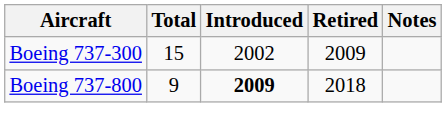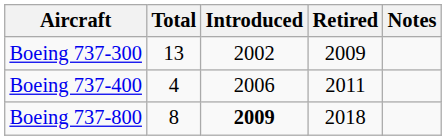(174, 53) 15 -> (174, 53) 13
+ row: (76, 85)
(174, 85) 9 -> (174, 118) 8
